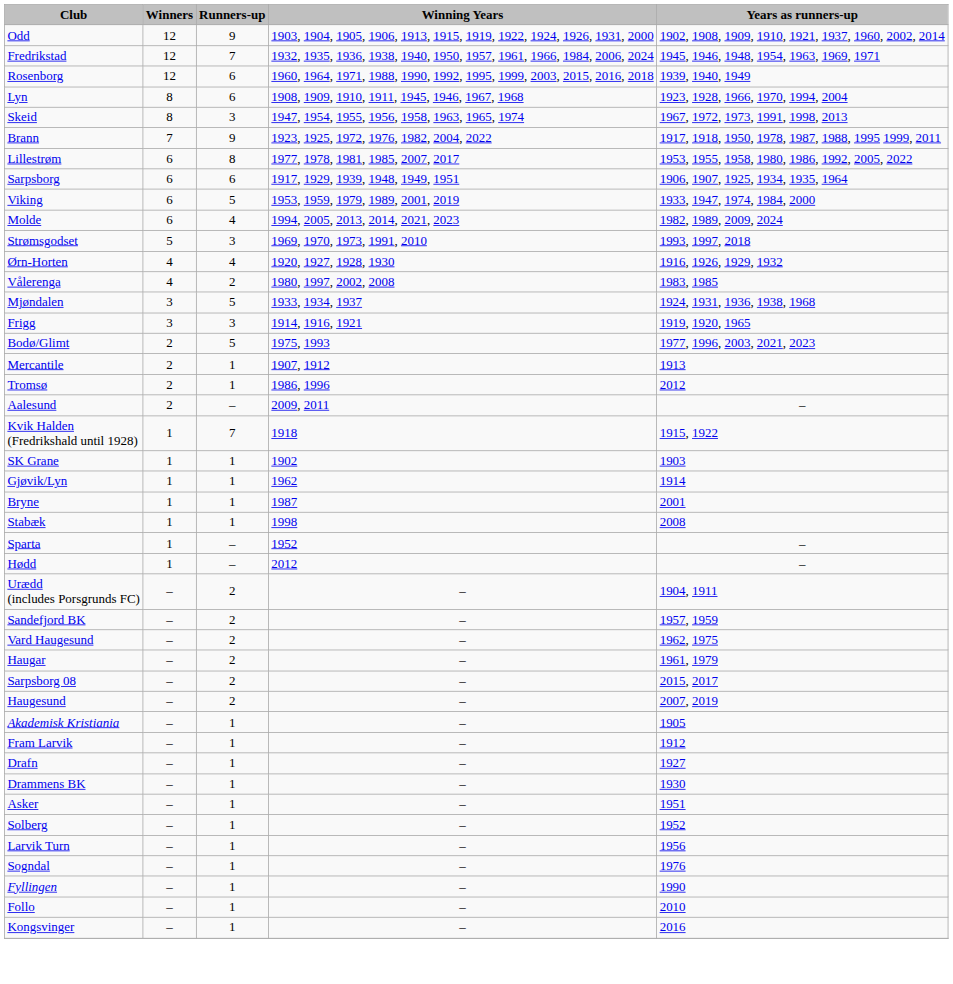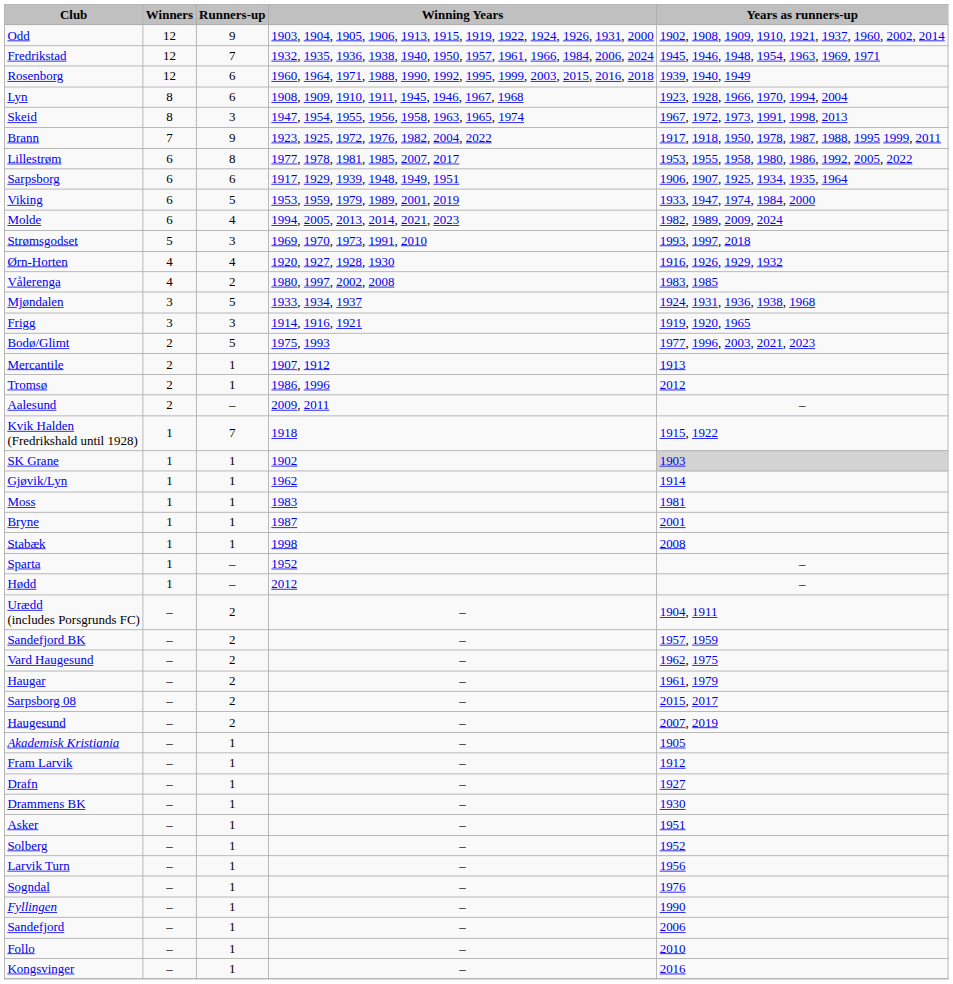(673, 460) no background -> (673, 460) lightgrey background
+ row: (21, 502)
+ row: (36, 927)
